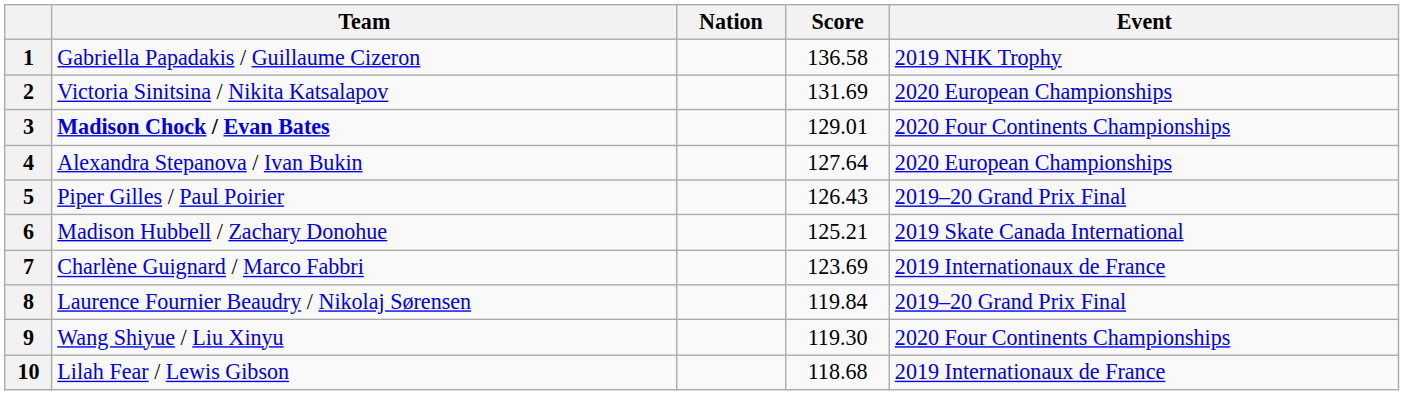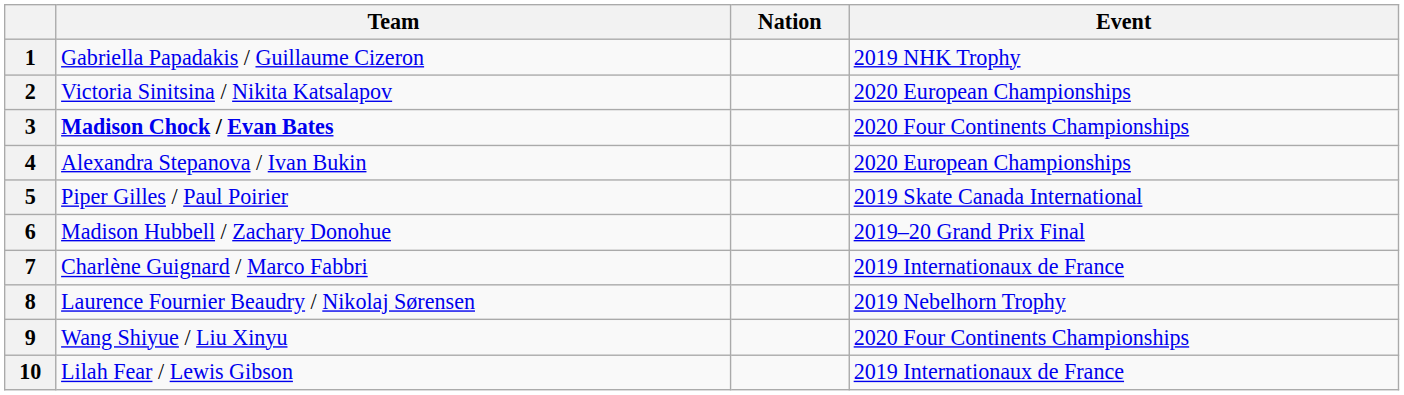- column: (838, 22)
(1010, 197) 2019–20 Grand Prix Final -> (998, 197) 2019 Skate Canada International
(1039, 232) 2019 Skate Canada International -> (969, 232) 2019–20 Grand Prix Final
(1010, 302) 2019–20 Grand Prix Final -> (960, 302) 2019 Nebelhorn Trophy
